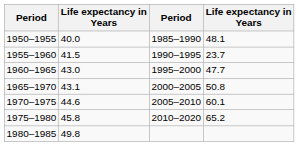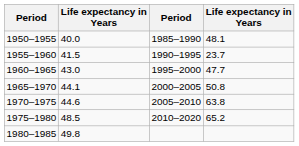(70, 86) 43.1 -> (70, 86) 44.1
(215, 102) 60.1 -> (215, 102) 63.8
(70, 117) 45.8 -> (70, 117) 48.5
